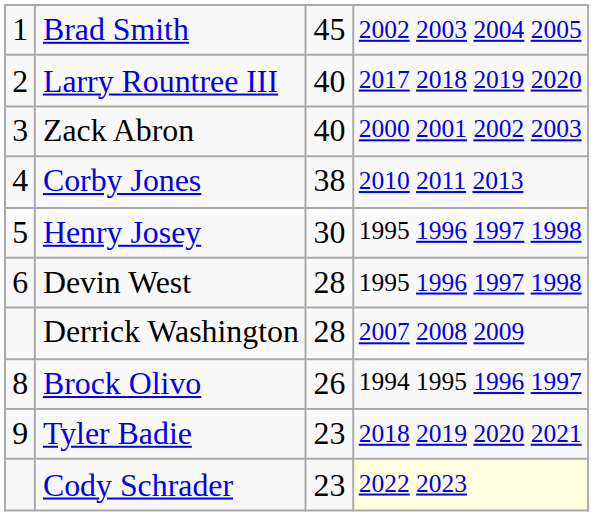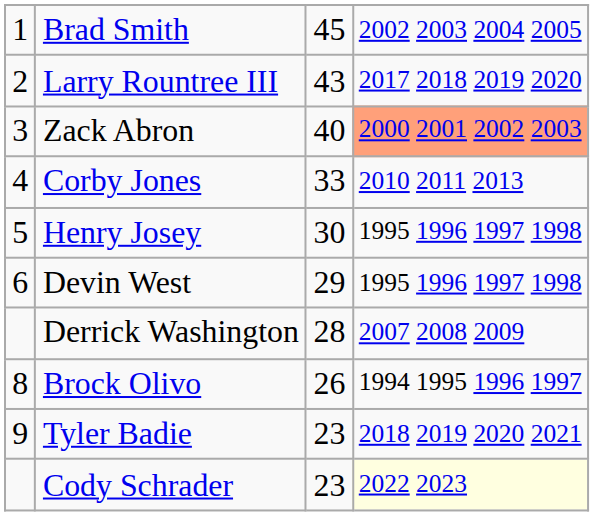(329, 80) 40 -> (329, 80) 43
(470, 130) no background -> (470, 130) lightsalmon background
(329, 181) 38 -> (329, 181) 33
(329, 282) 28 -> (329, 282) 29
